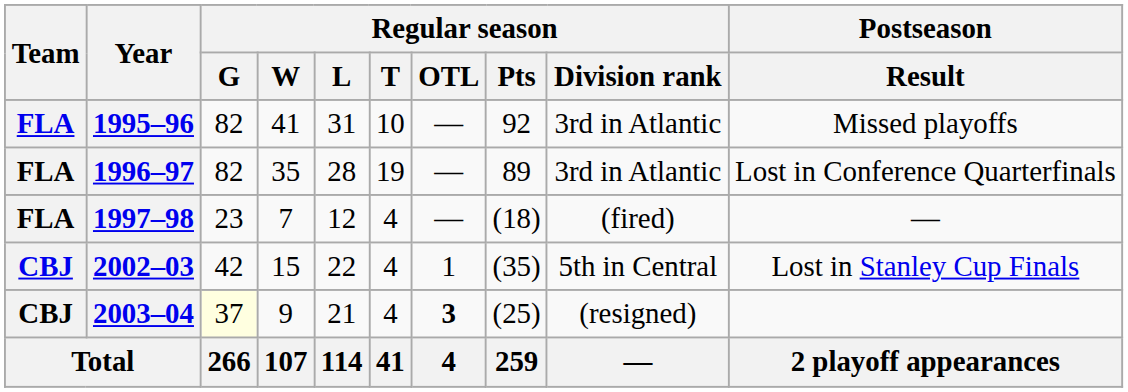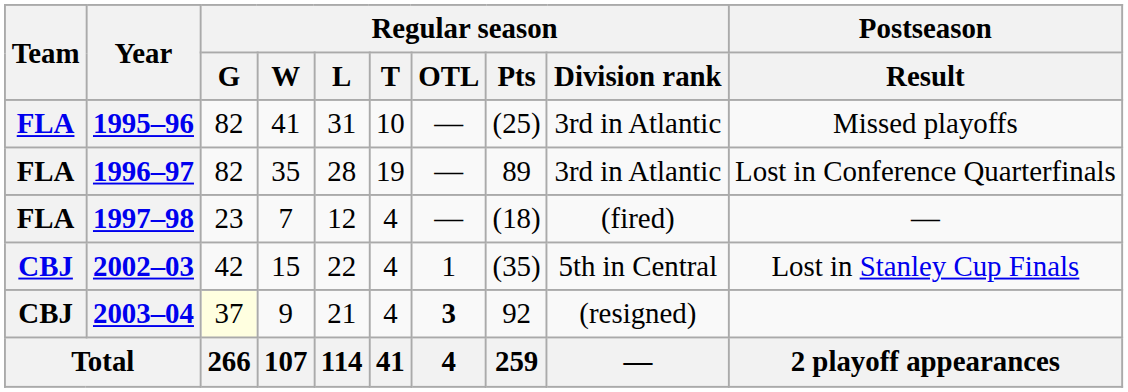(517, 123) 92 -> (517, 123) (25)
(517, 314) (25) -> (517, 314) 92
